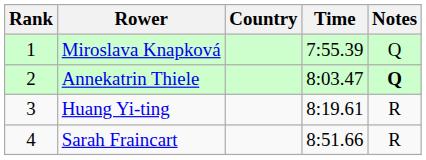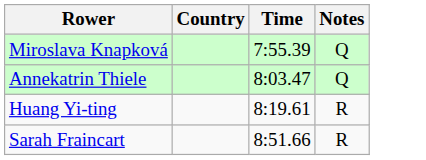- column: (31, 19)
(395, 79) bold -> (342, 79) normal
